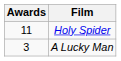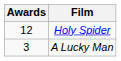(26, 30) 11 -> (26, 30) 12
